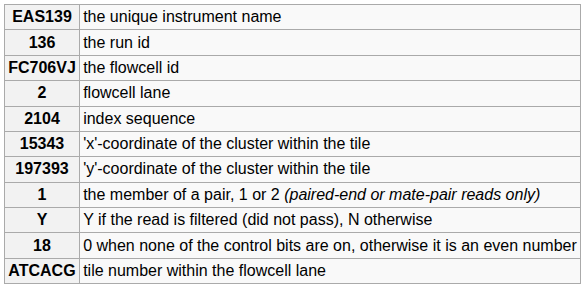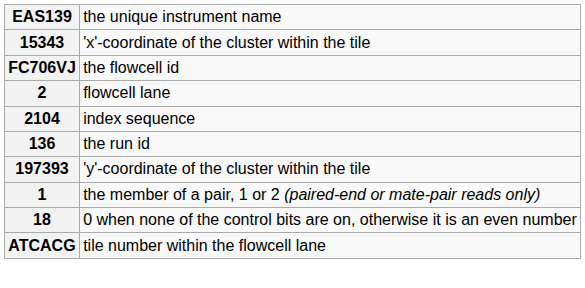rows swapped: (42, 42) <-> (42, 144)
- row: (42, 220)
